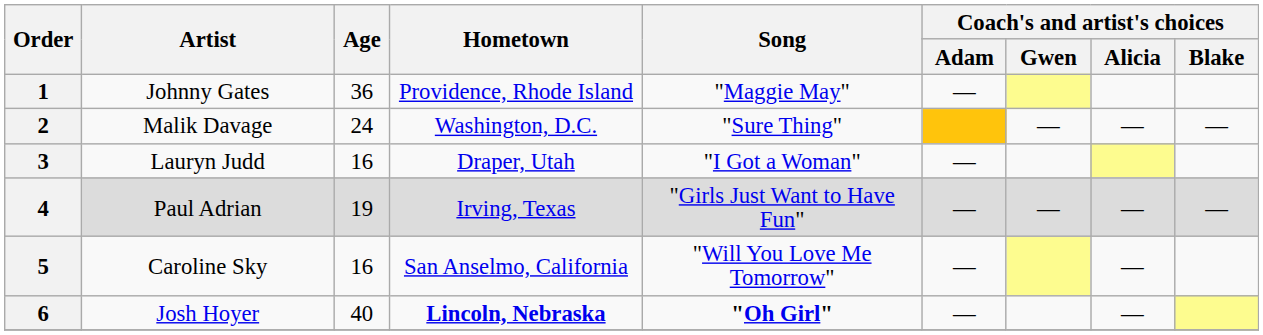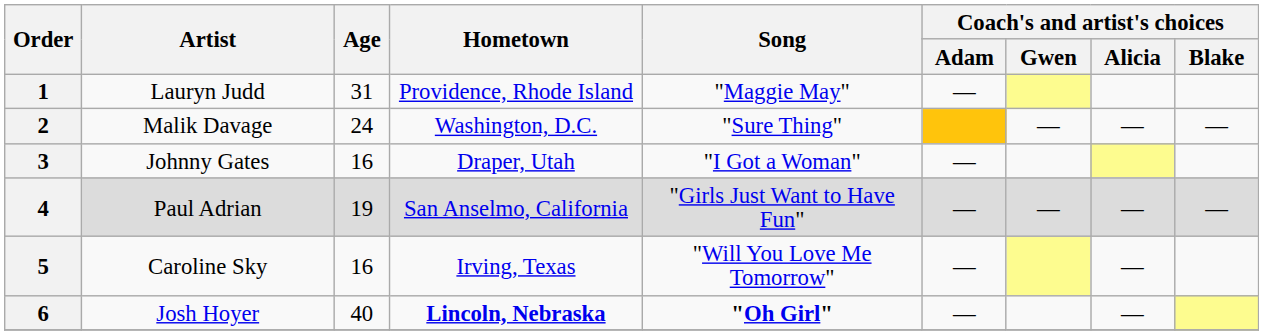(208, 91) Johnny Gates -> (208, 91) Lauryn Judd
(362, 91) 36 -> (362, 91) 31
(208, 160) Lauryn Judd -> (208, 160) Johnny Gates
(516, 207) Irving, Texas -> (516, 207) San Anselmo, California
(516, 266) San Anselmo, California -> (516, 266) Irving, Texas
